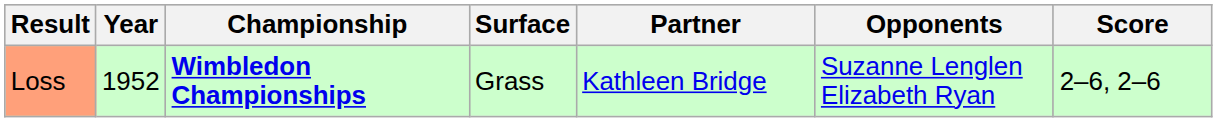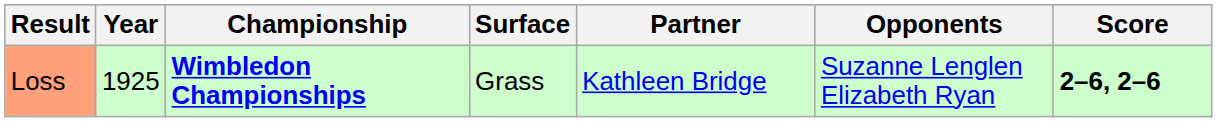(131, 80) 1952 -> (131, 80) 1925
(1110, 80) normal -> (1110, 80) bold
